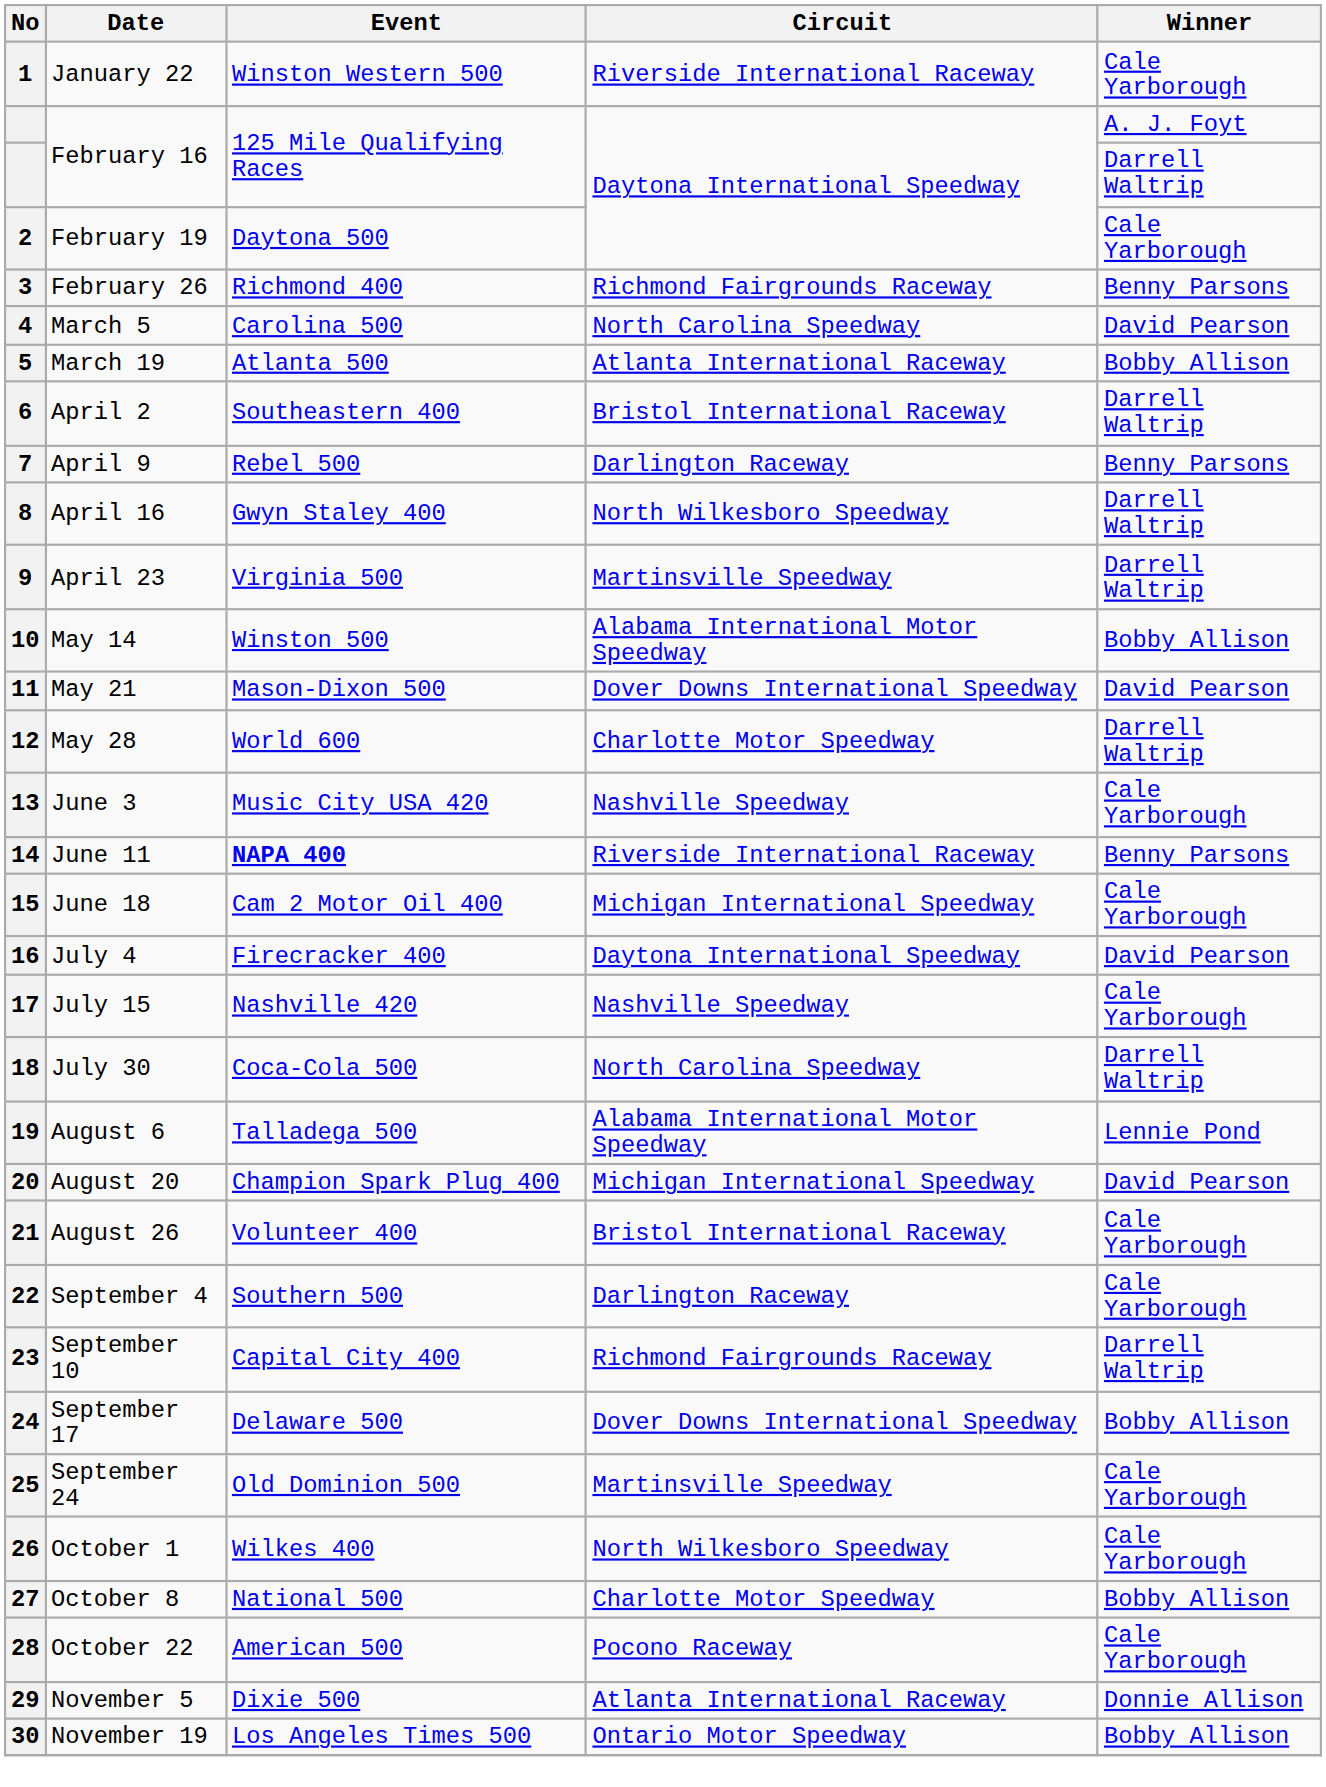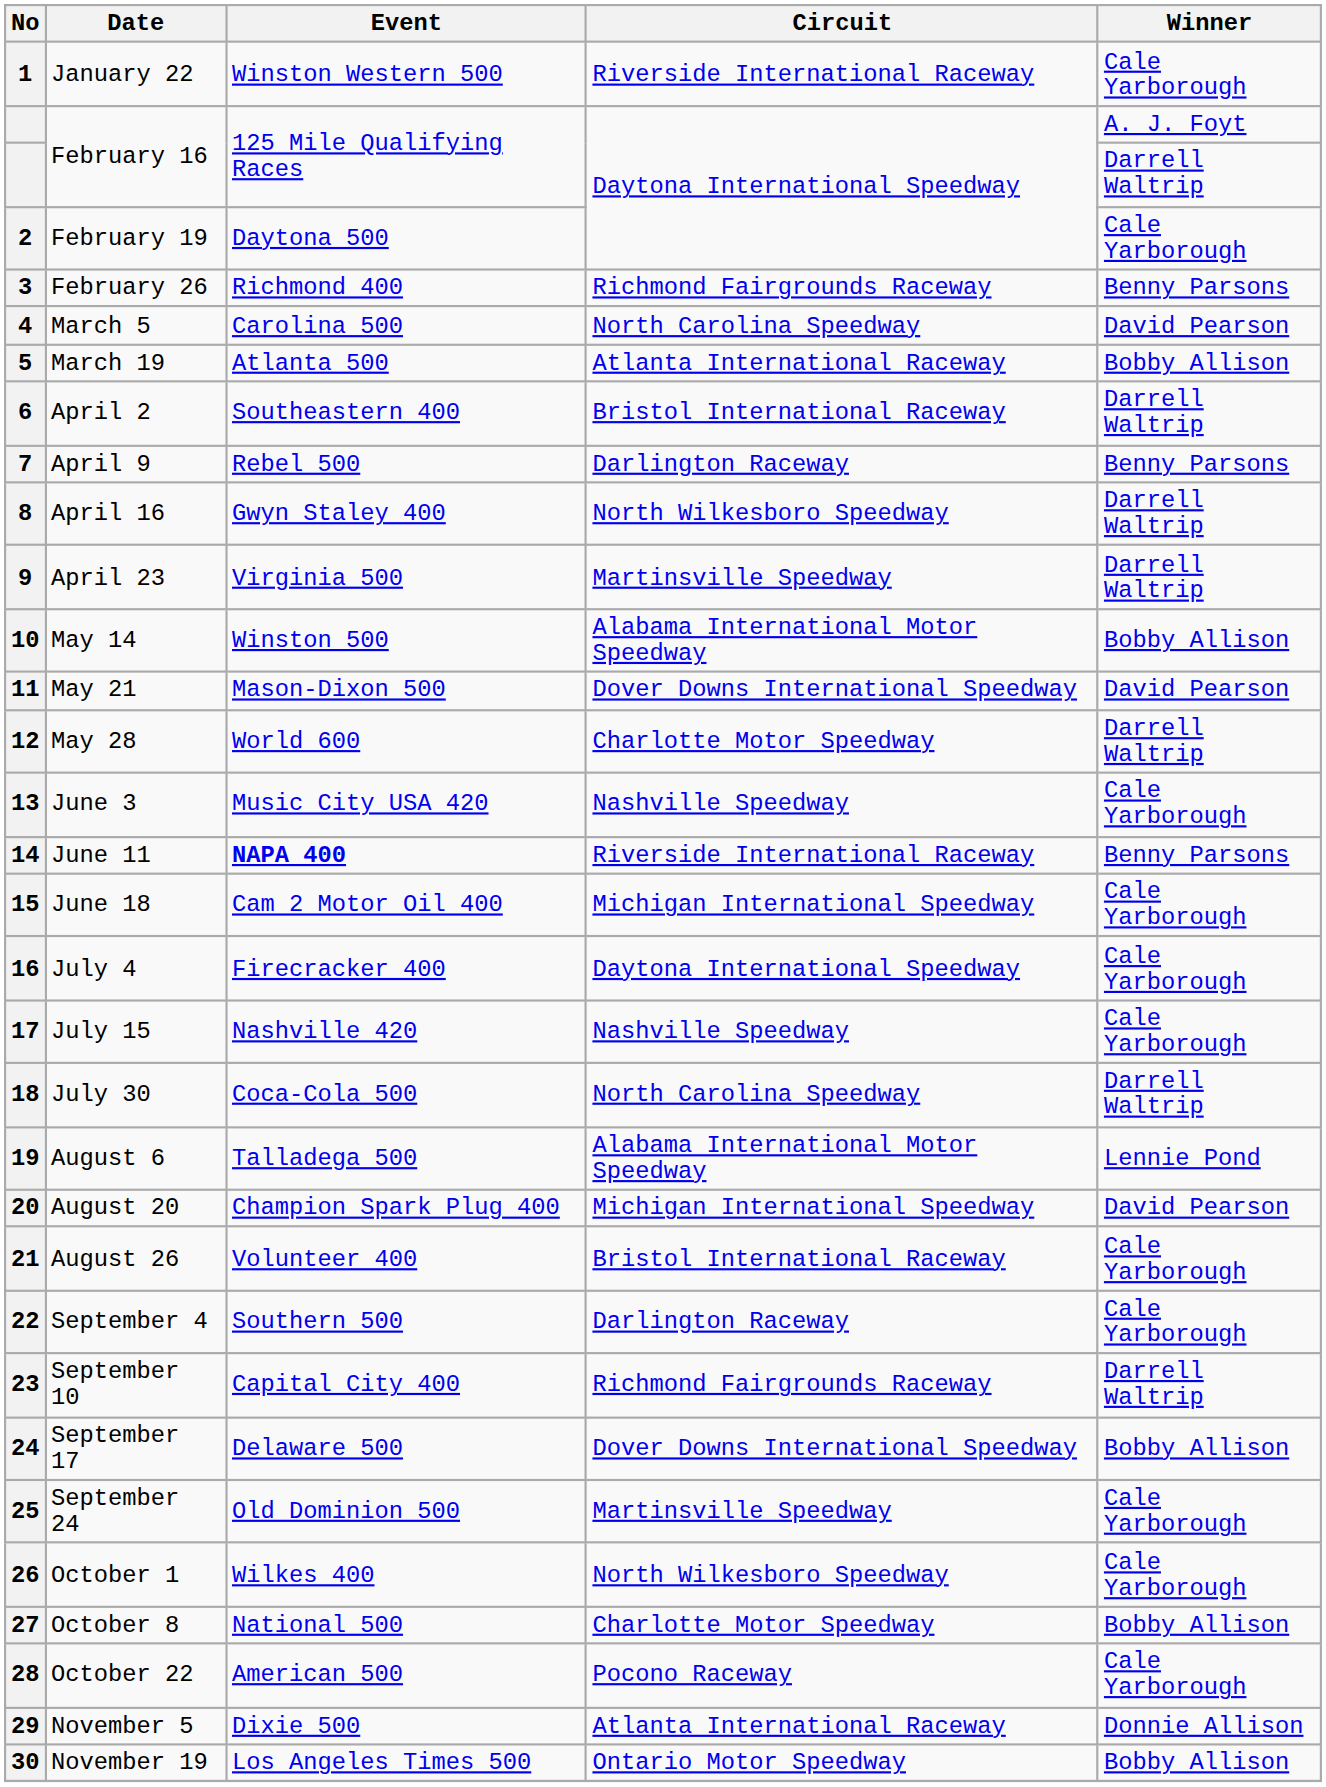(1197, 955) David Pearson -> (1175, 968) Cale Yarborough
